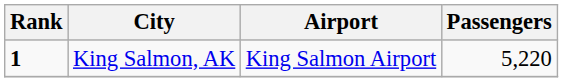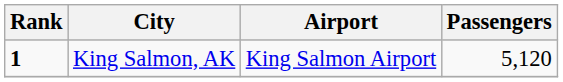(526, 58) 5,220 -> (526, 58) 5,120
